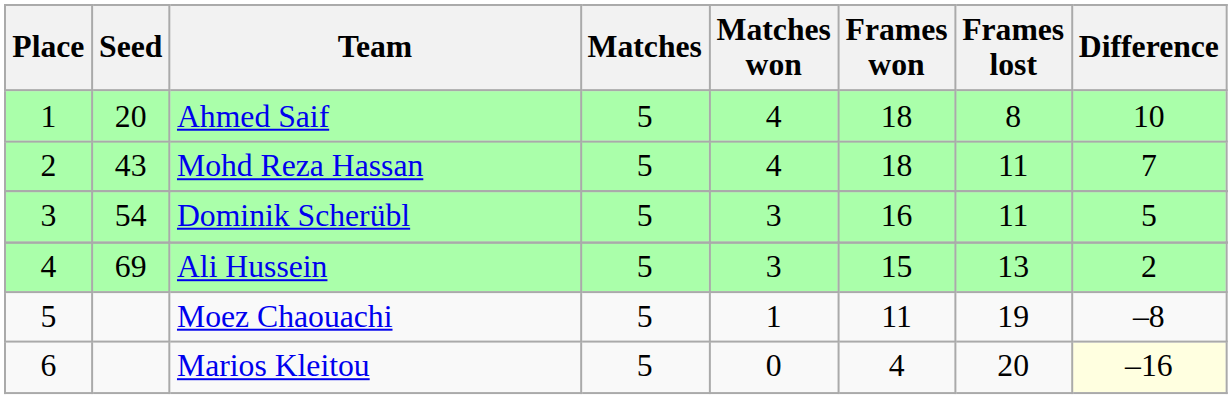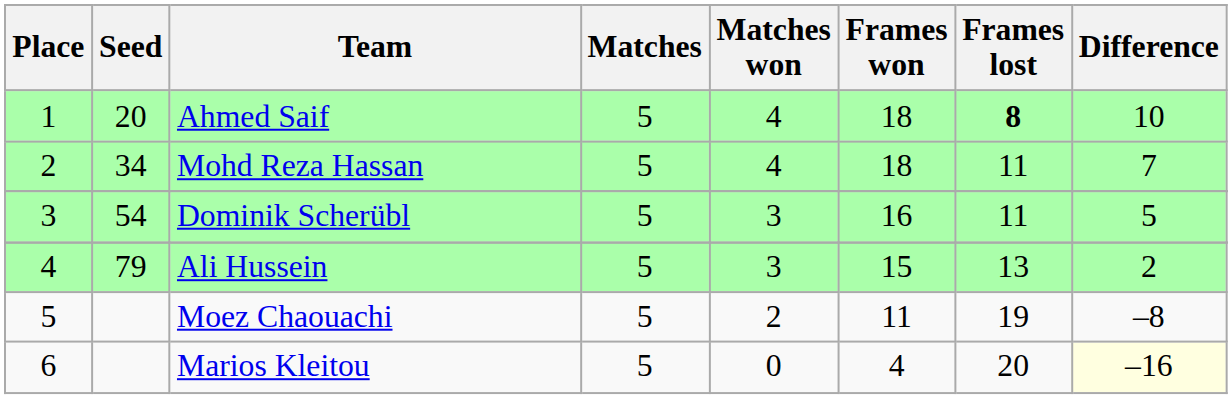(1013, 115) normal -> (1013, 115) bold
(131, 165) 43 -> (131, 165) 34
(131, 266) 69 -> (131, 266) 79
(774, 316) 1 -> (774, 316) 2
